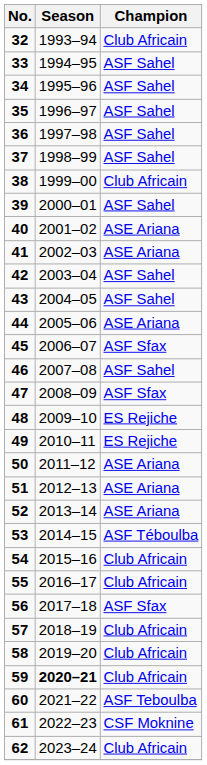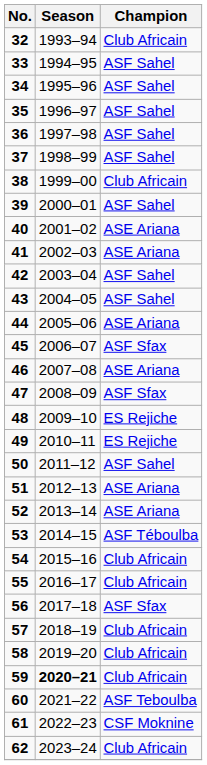(139, 370) ASF Sahel -> (142, 370) ASE Ariana
(142, 464) ASE Ariana -> (139, 464) ASF Sahel
